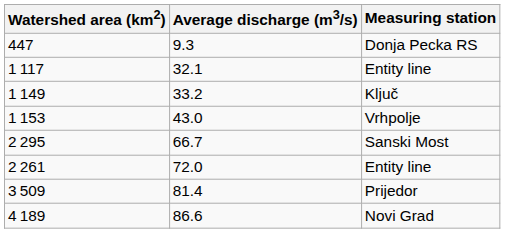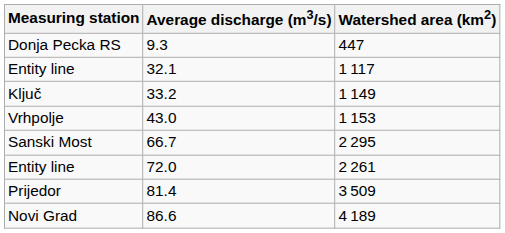columns swapped: (431, 18) <-> (87, 18)
